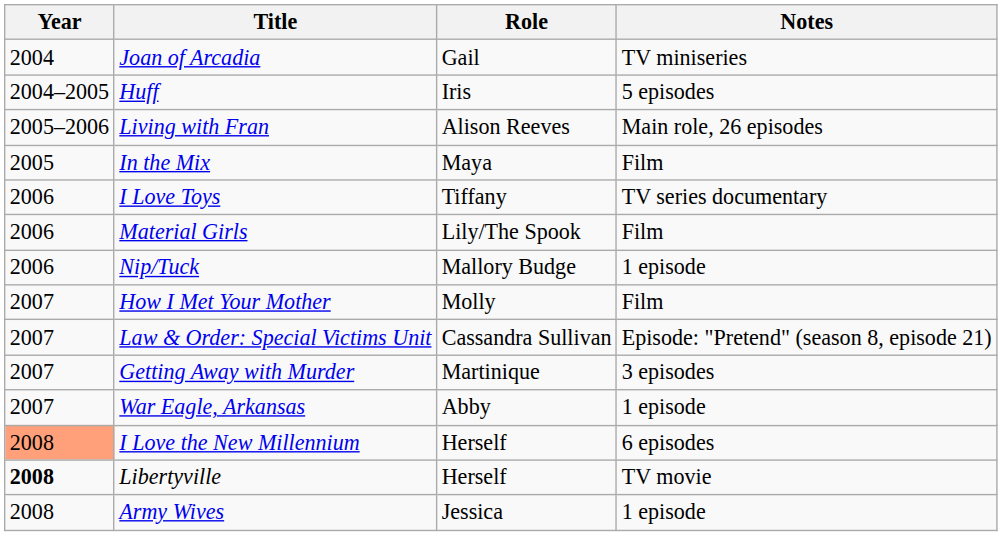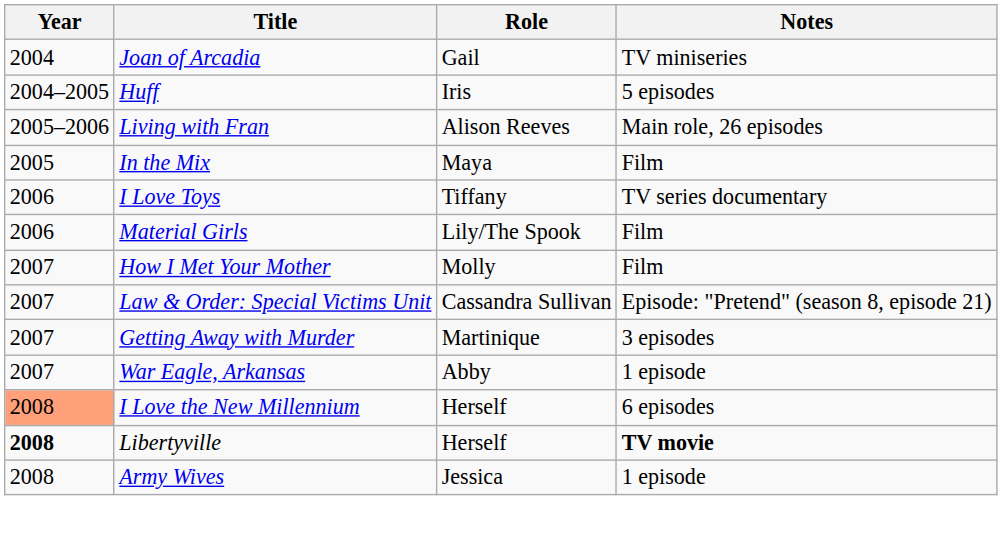- row: (159, 267)
(667, 477) normal -> (668, 442) bold
